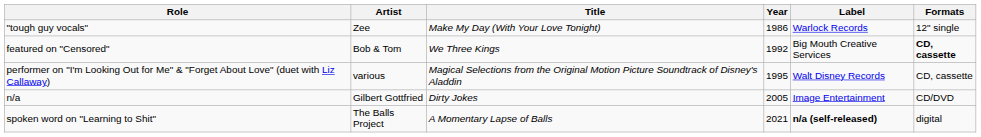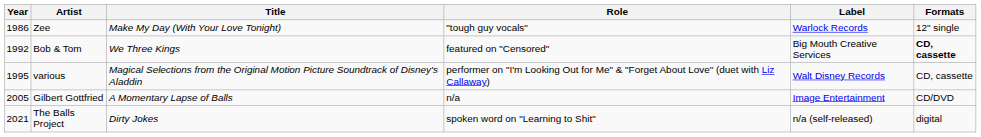columns swapped: (777, 12) <-> (177, 12)
(453, 97) Dirty Jokes -> (171, 97) A Momentary Lapse of Balls
(491, 118) A Momentary Lapse of Balls -> (134, 118) Dirty Jokes
(835, 118) bold -> (833, 118) normal
